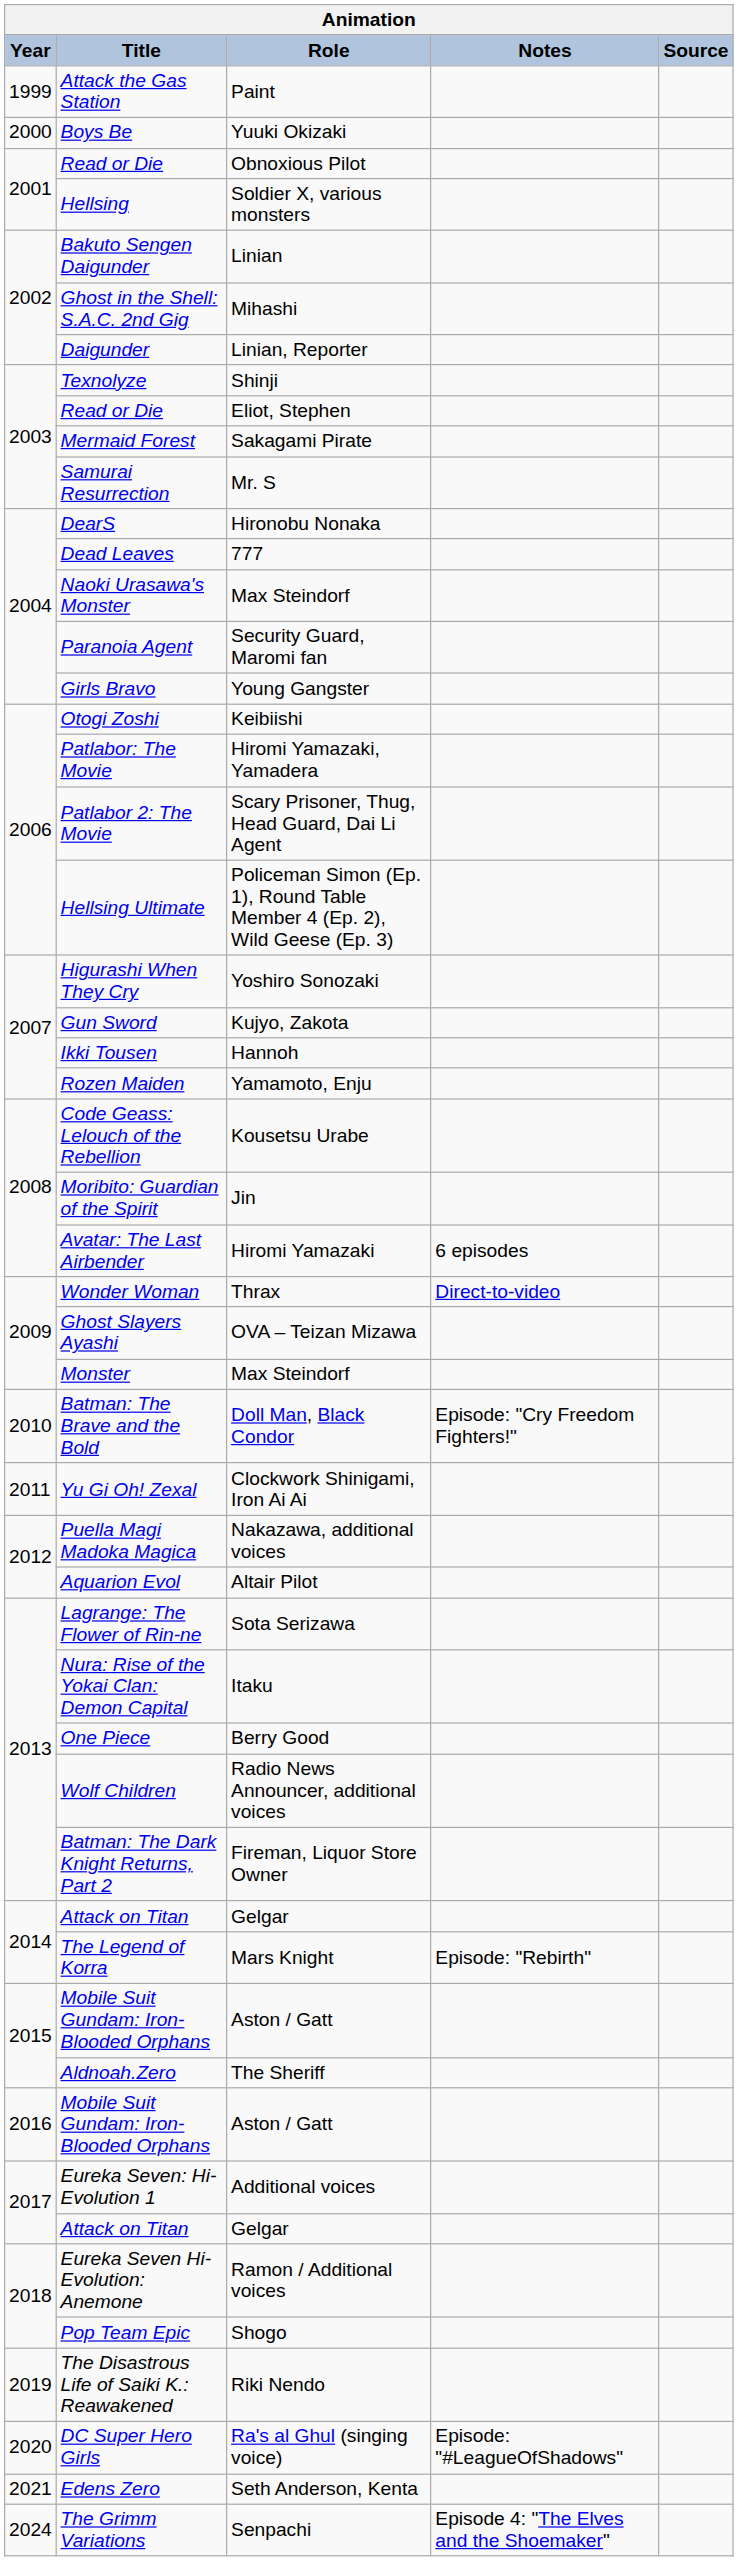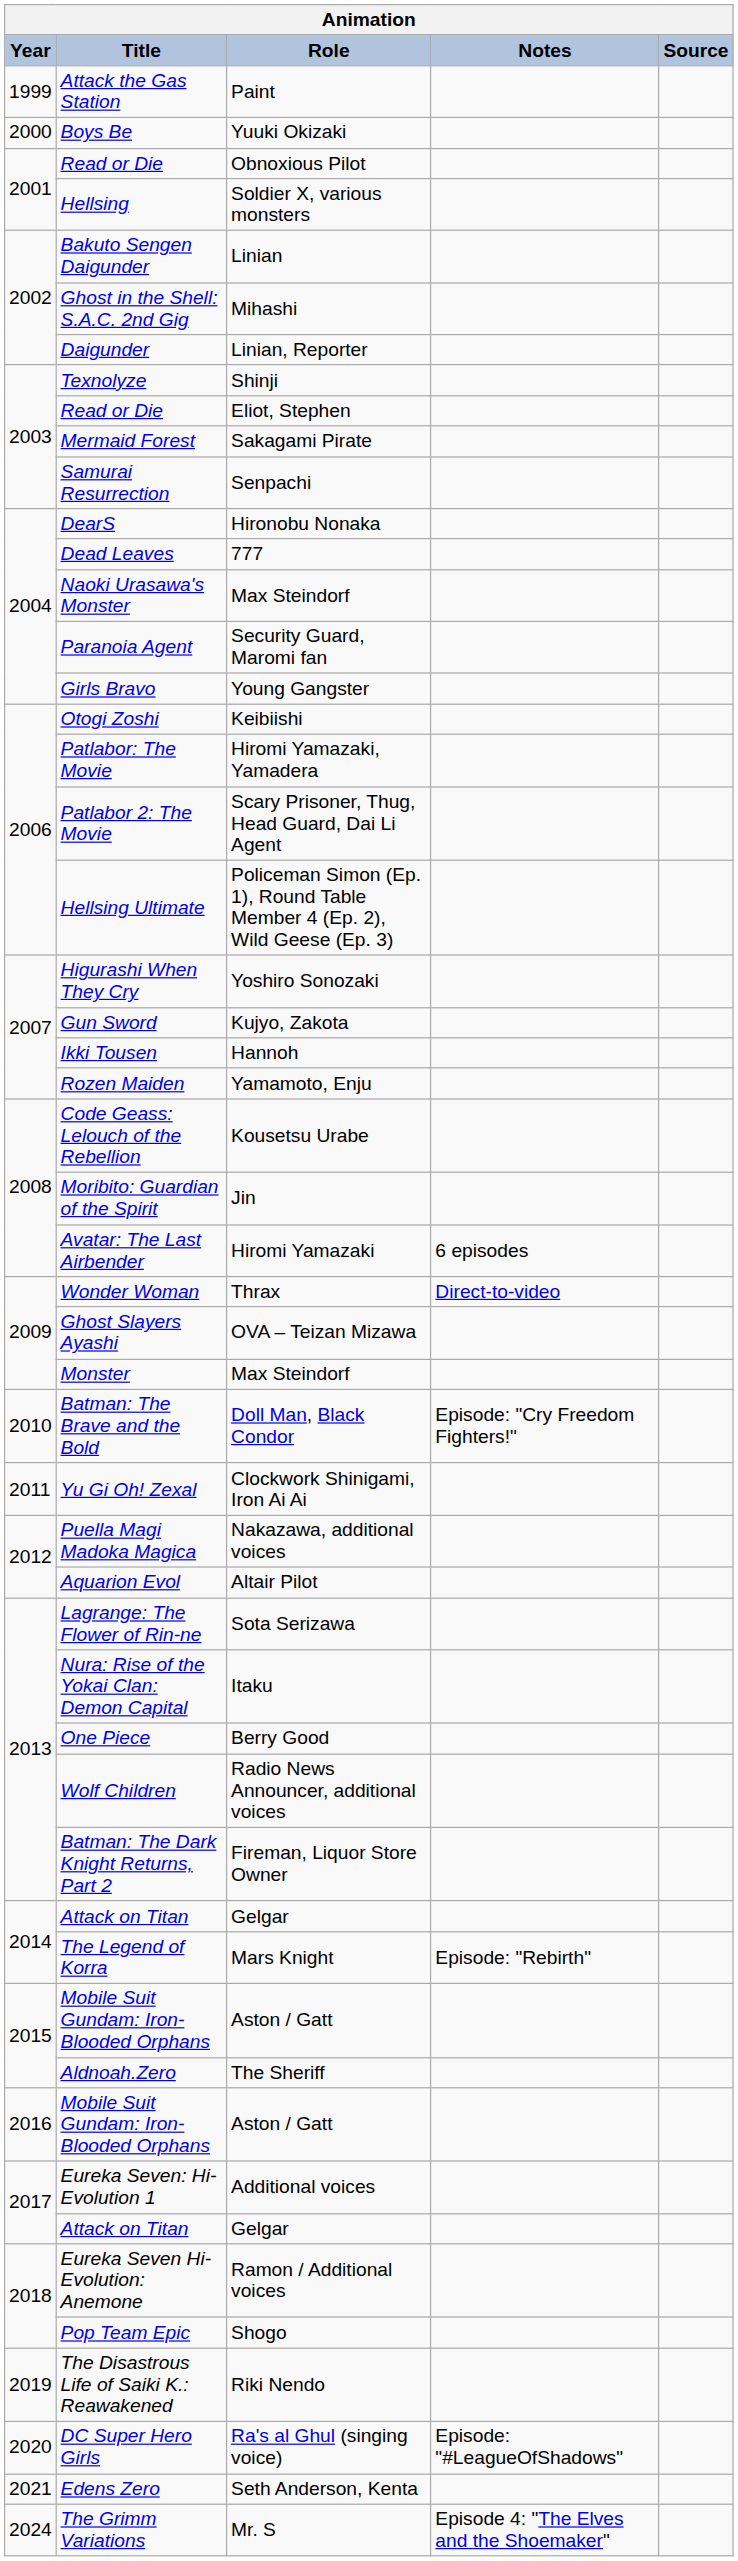(253, 482) Mr. S -> (271, 482) Senpachi
(271, 2529) Senpachi -> (253, 2529) Mr. S
